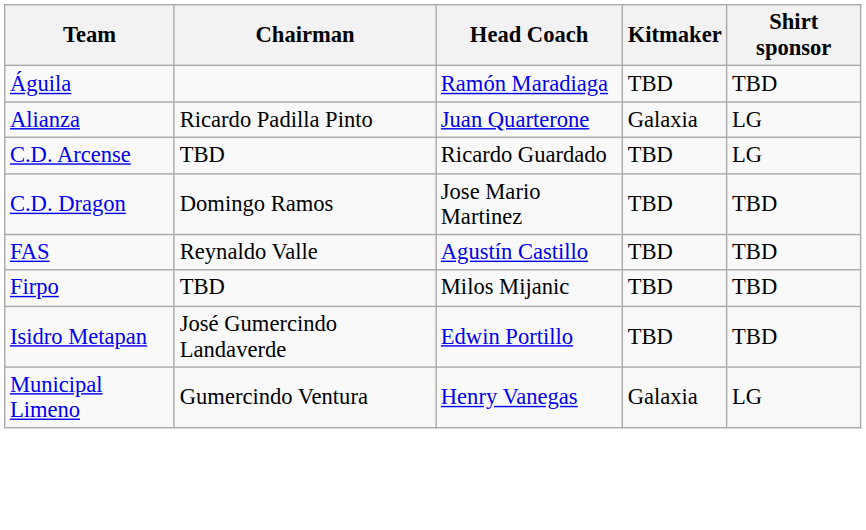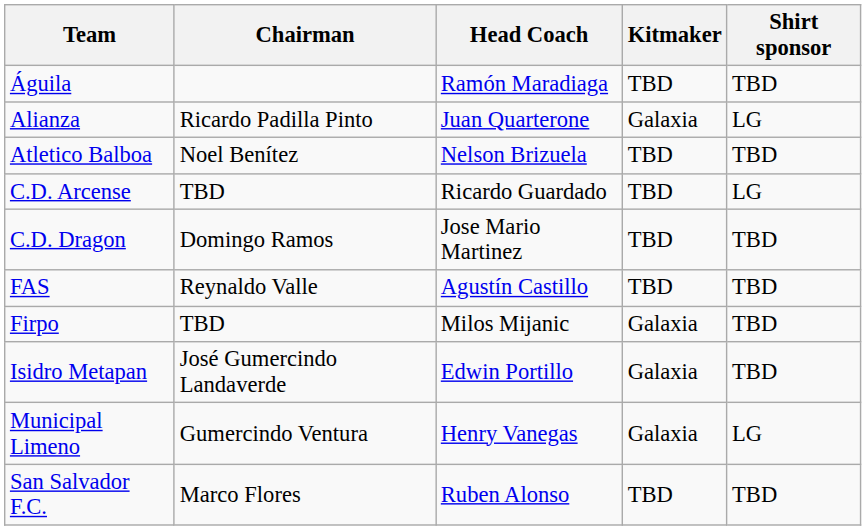+ row: (81, 155)
(650, 287) TBD -> (663, 323) Galaxia
(650, 336) TBD -> (663, 372) Galaxia
+ row: (70, 494)
